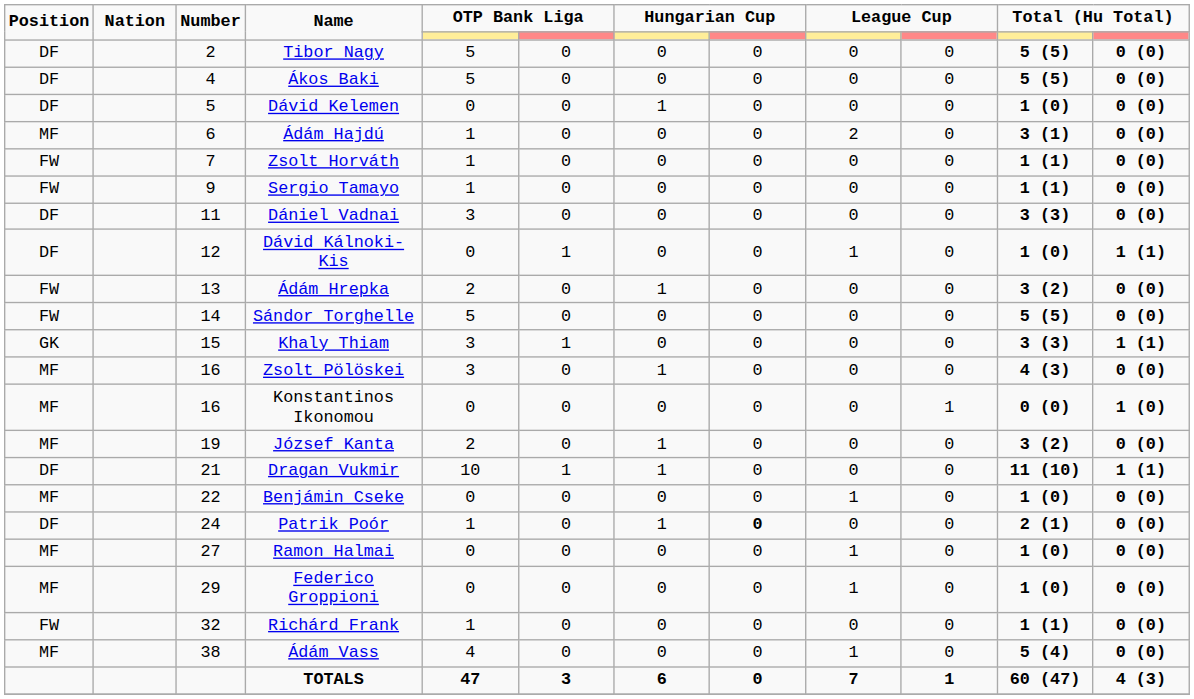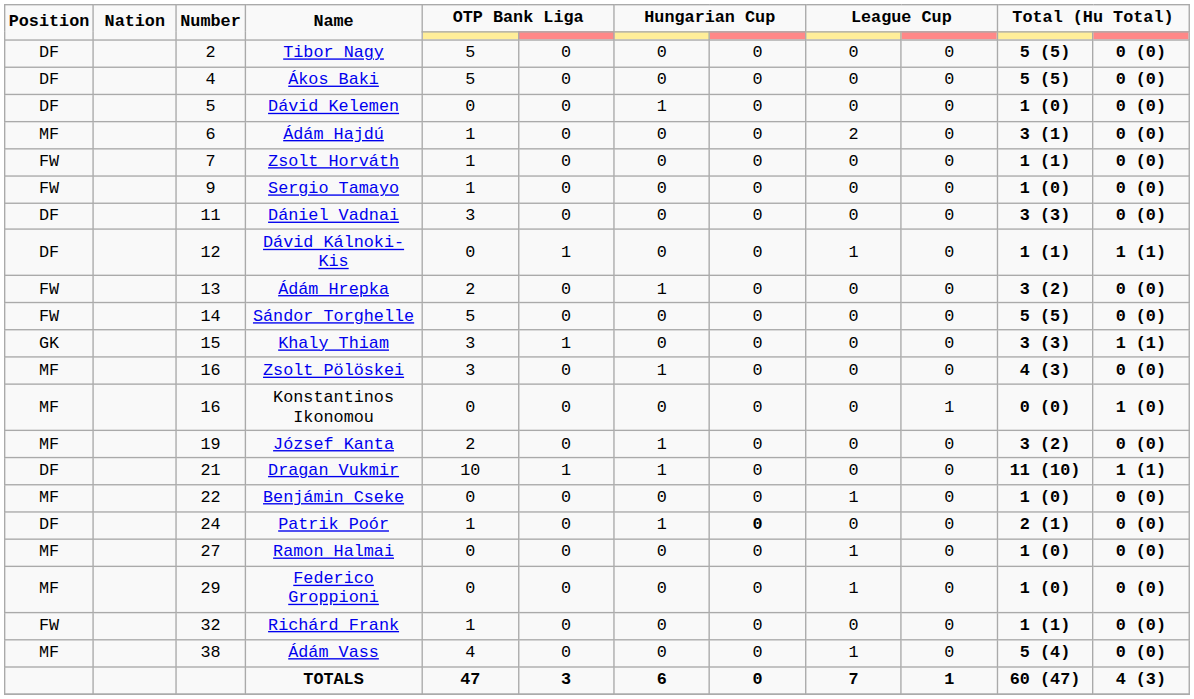(1045, 189) 1 (1) -> (1045, 189) 1 (0)
(1045, 253) 1 (0) -> (1045, 253) 1 (1)
